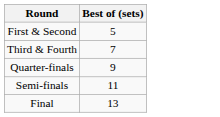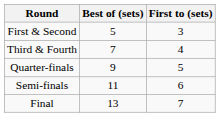+ column: (181, 13)
